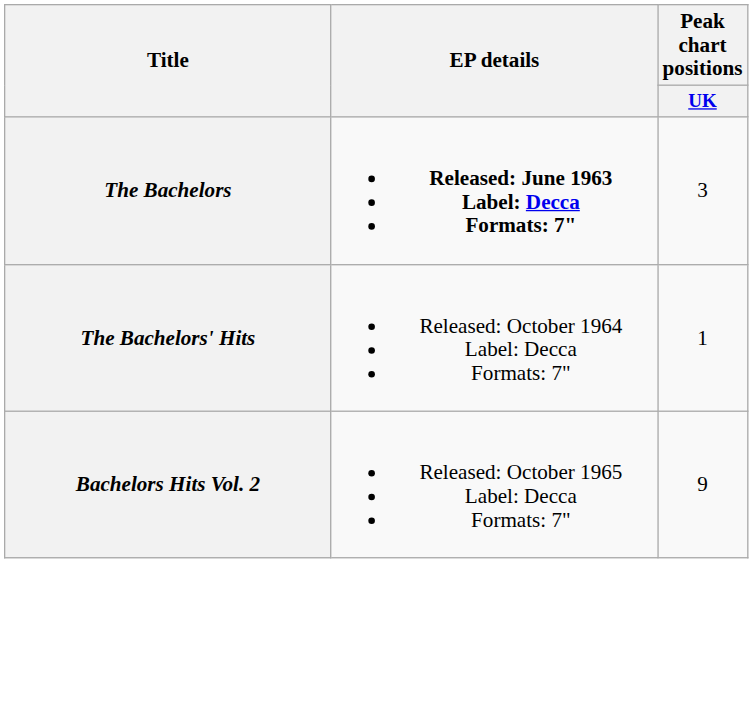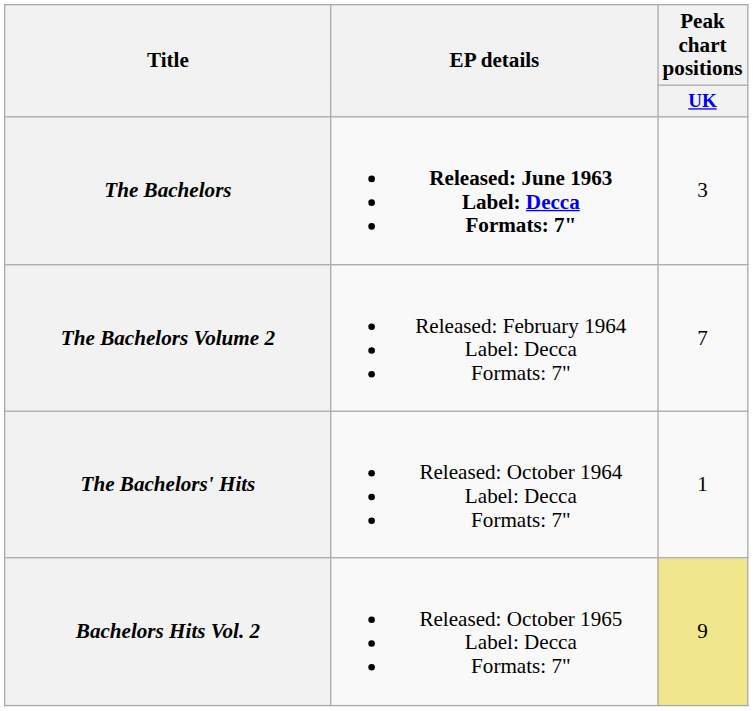+ row: (168, 337)
(703, 484) no background -> (703, 631) khaki background
